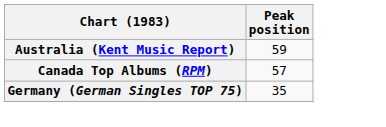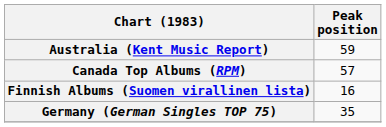+ row: (159, 91)
